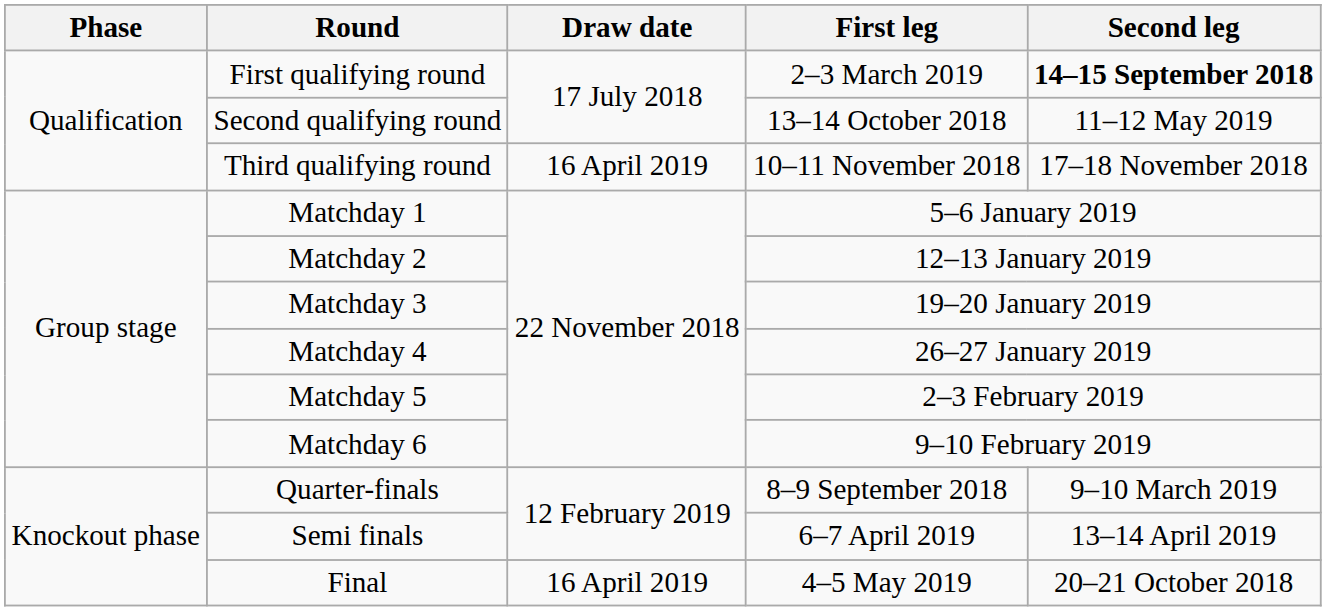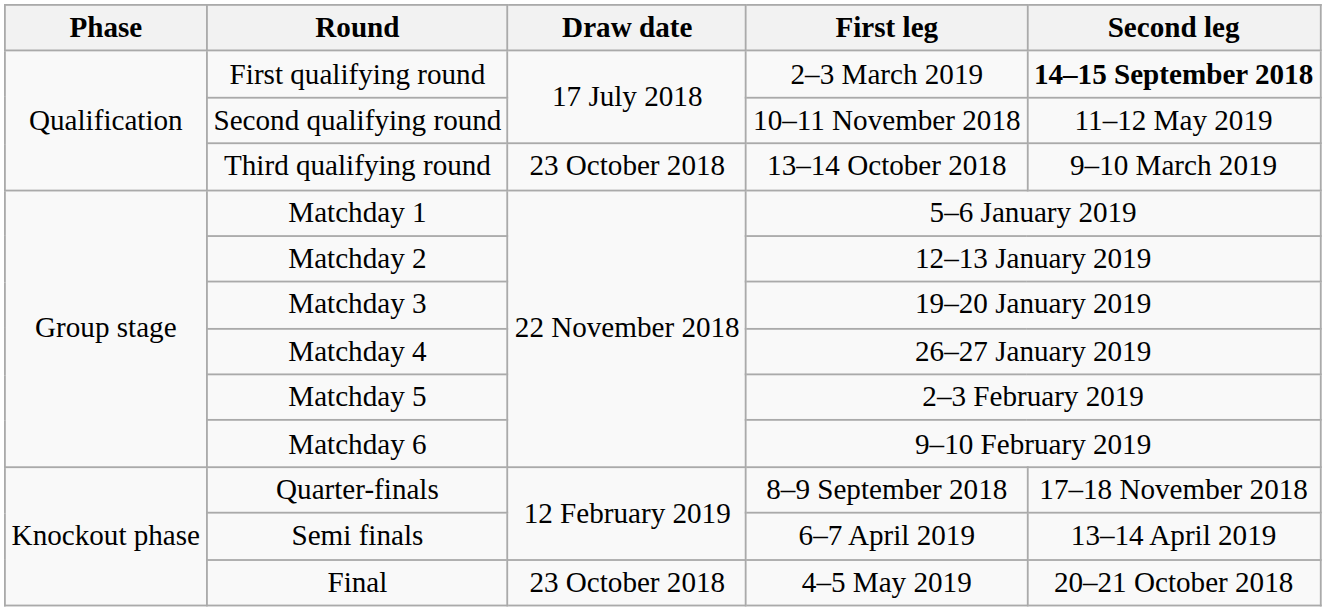(887, 119) 13–14 October 2018 -> (887, 119) 10–11 November 2018
(627, 166) 16 April 2019 -> (627, 166) 23 October 2018
(887, 166) 10–11 November 2018 -> (887, 166) 13–14 October 2018
(1174, 166) 17–18 November 2018 -> (1174, 166) 9–10 March 2019
(1174, 489) 9–10 March 2019 -> (1174, 489) 17–18 November 2018
(627, 581) 16 April 2019 -> (627, 581) 23 October 2018
